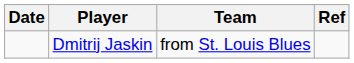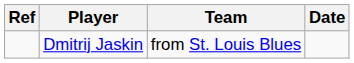columns swapped: (27, 17) <-> (332, 17)
